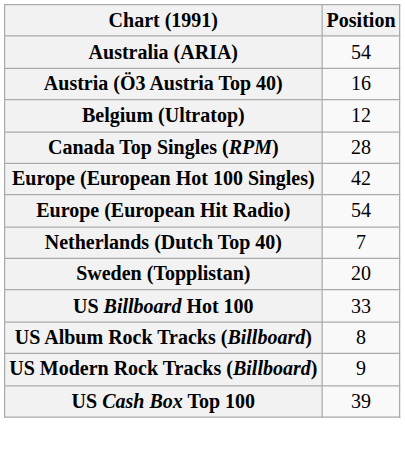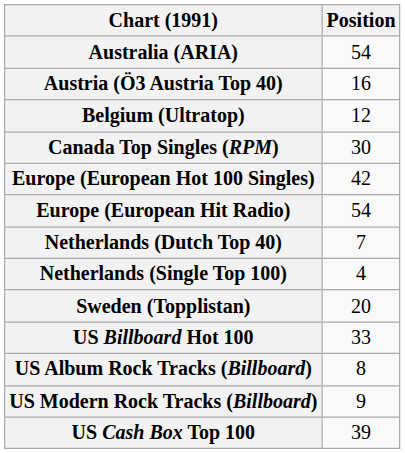(361, 147) 28 -> (361, 147) 30
+ row: (163, 274)
